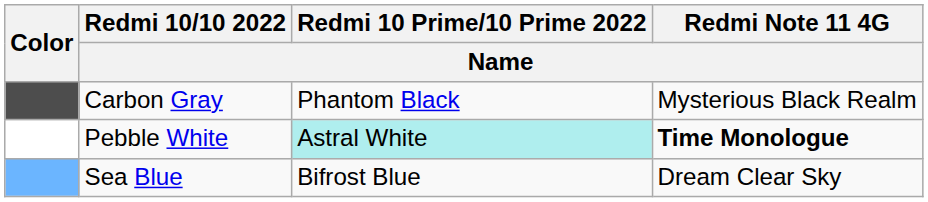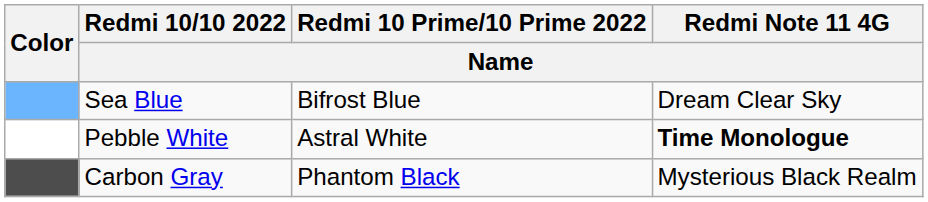rows swapped: (154, 100) <-> (134, 176)
(362, 138) paleturquoise background -> (362, 138) no background
